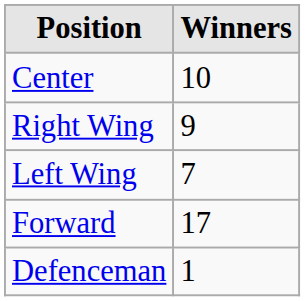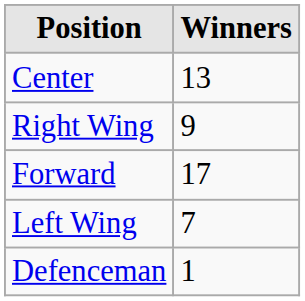(196, 77) 10 -> (196, 77) 13
rows swapped: (74, 174) <-> (64, 222)
